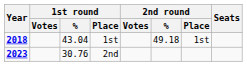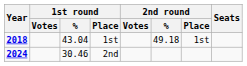(17, 54) 2023 -> (17, 54) 2024
(75, 54) 30.76 -> (75, 54) 30.46
